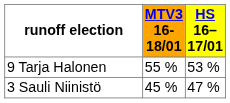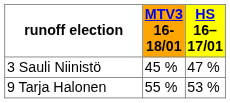rows swapped: (54, 87) <-> (57, 67)
